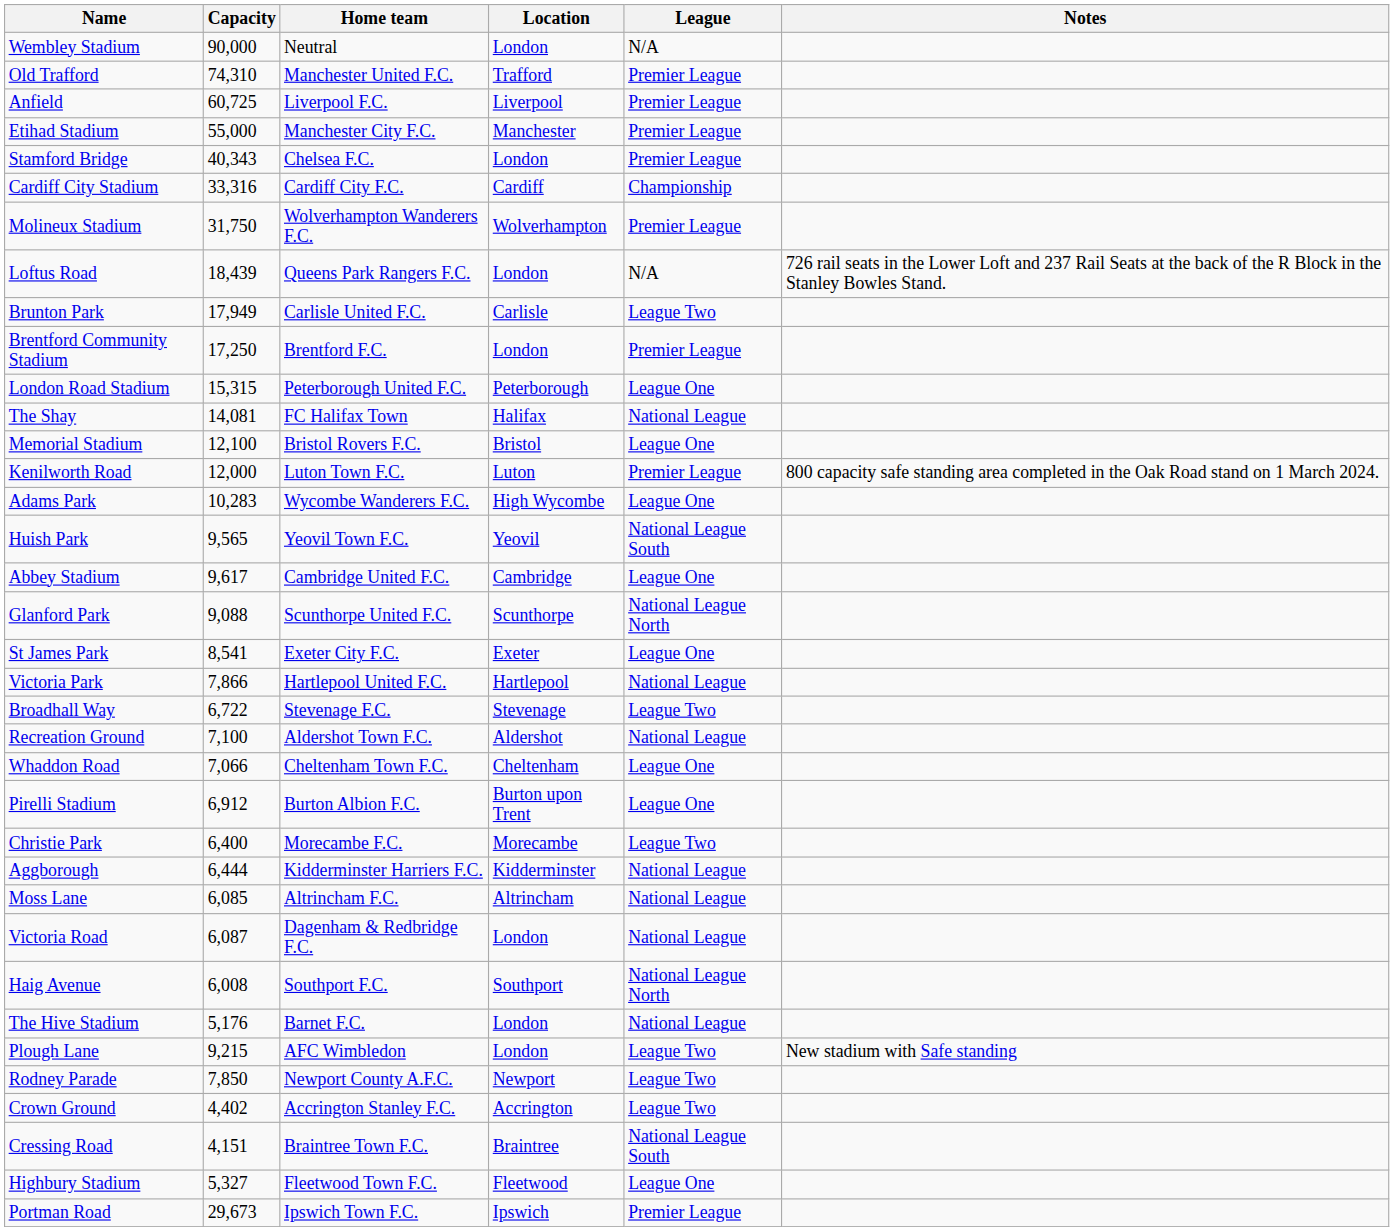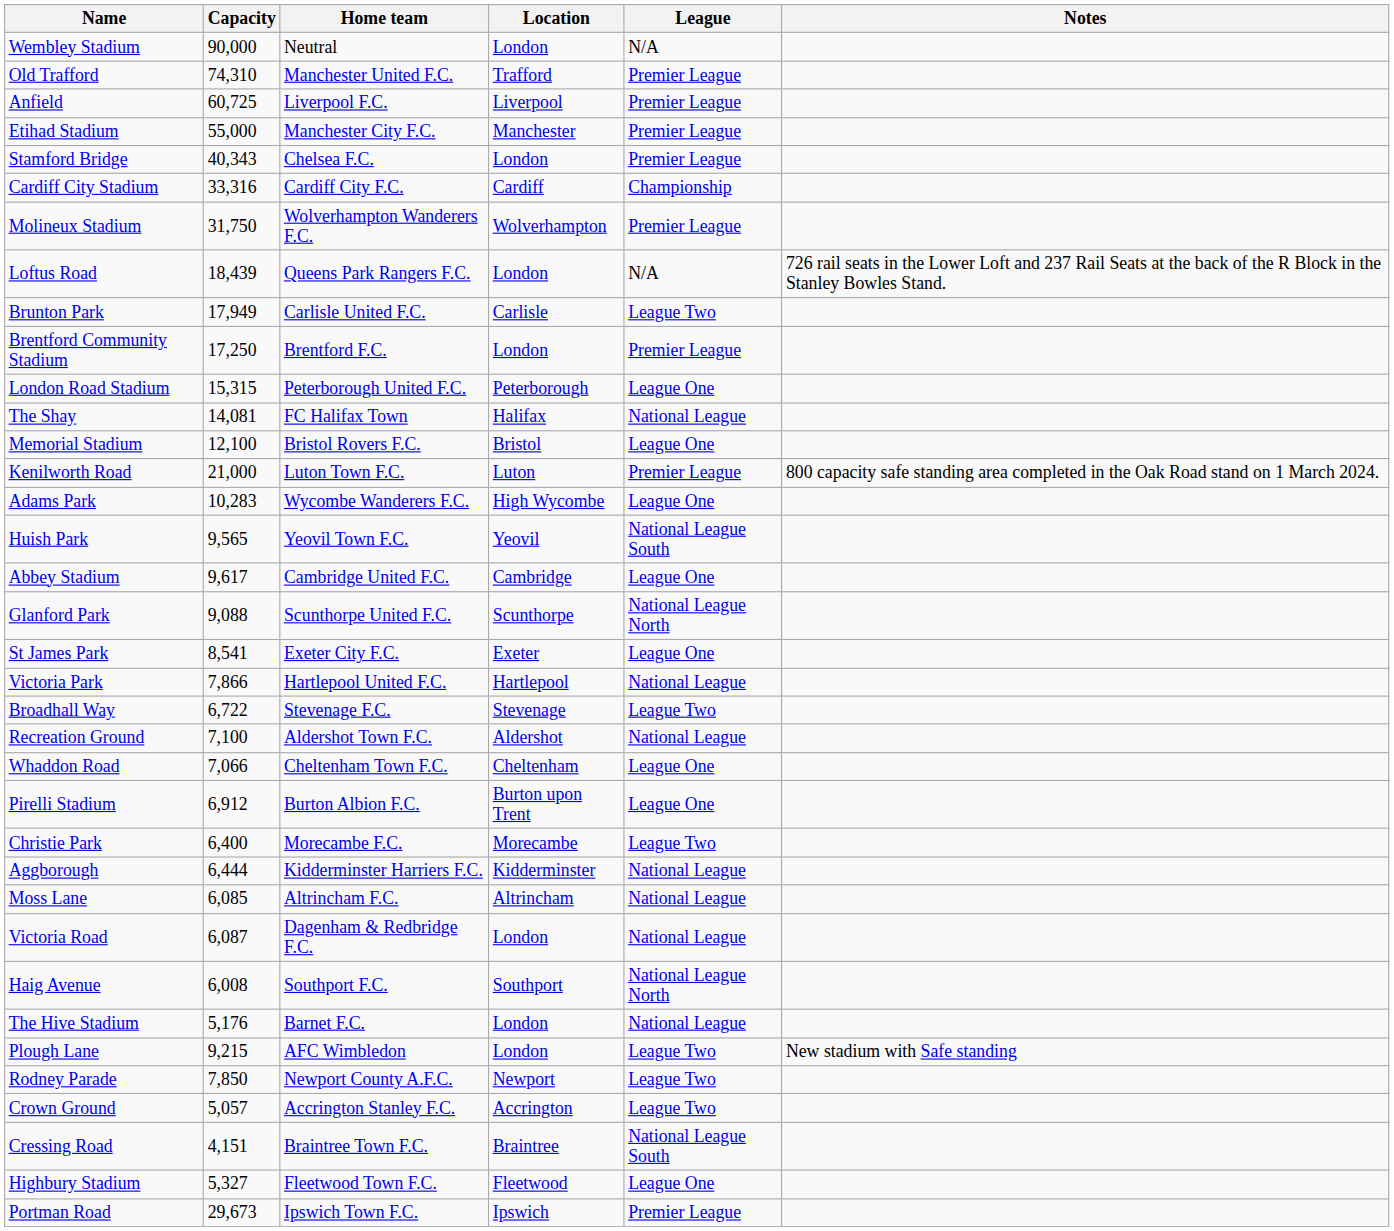(232, 472) 12,000 -> (232, 472) 21,000
(228, 1107) 4,402 -> (228, 1107) 5,057
